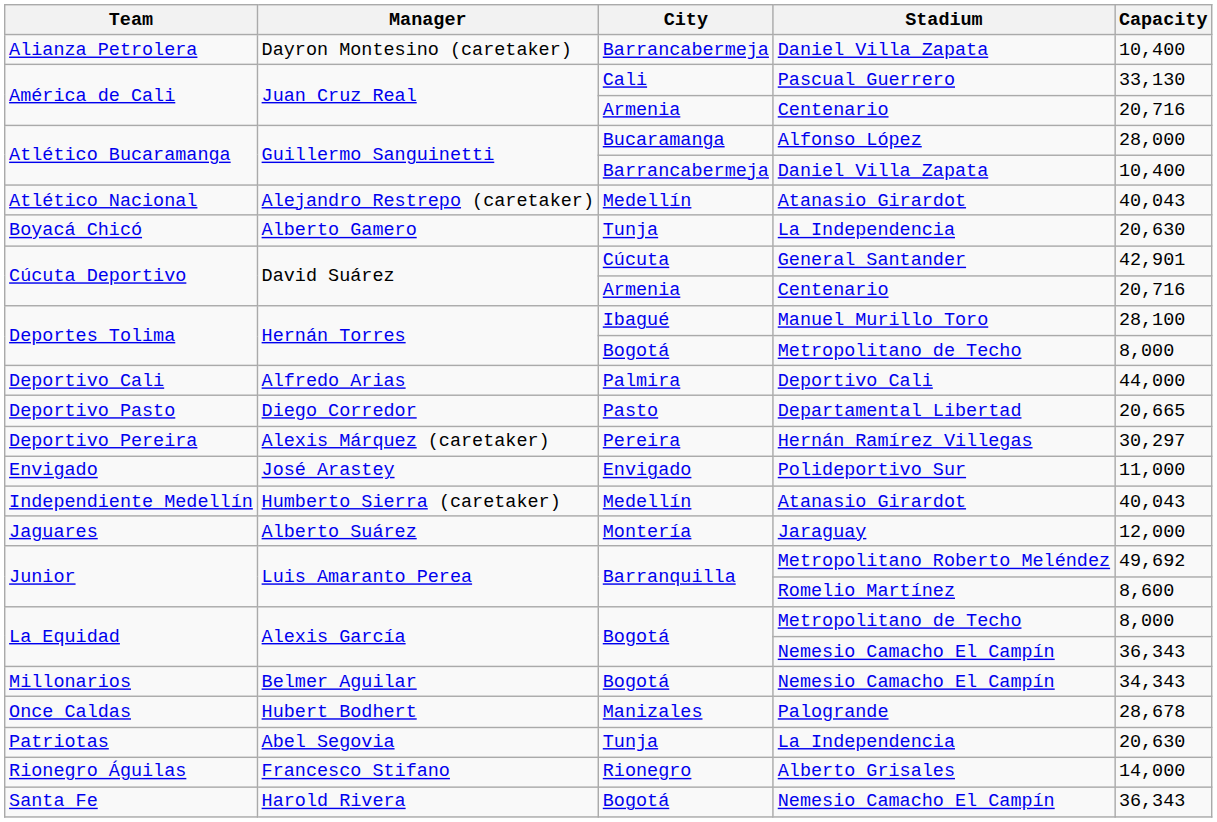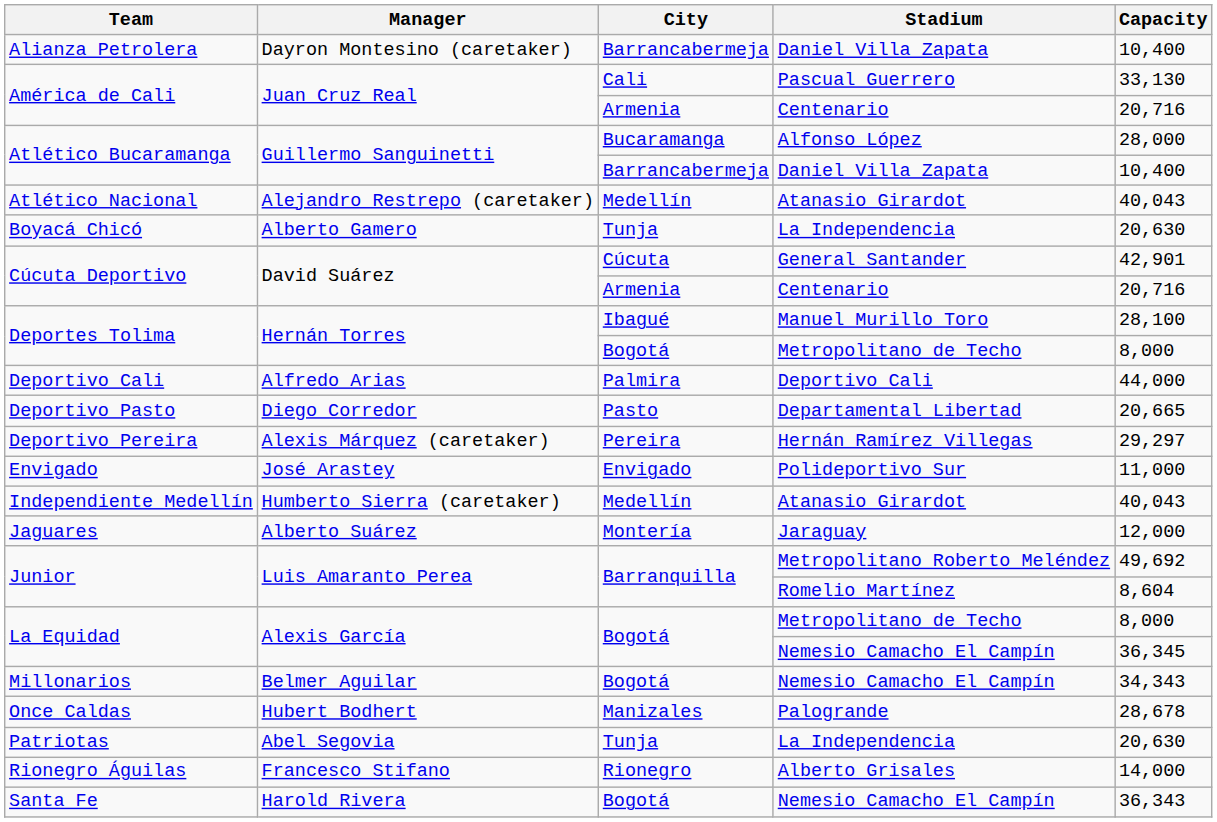(1152, 441) 30,297 -> (1152, 441) 29,297
(1147, 591) 8,600 -> (1147, 591) 8,604
(1152, 652) 36,343 -> (1152, 652) 36,345
